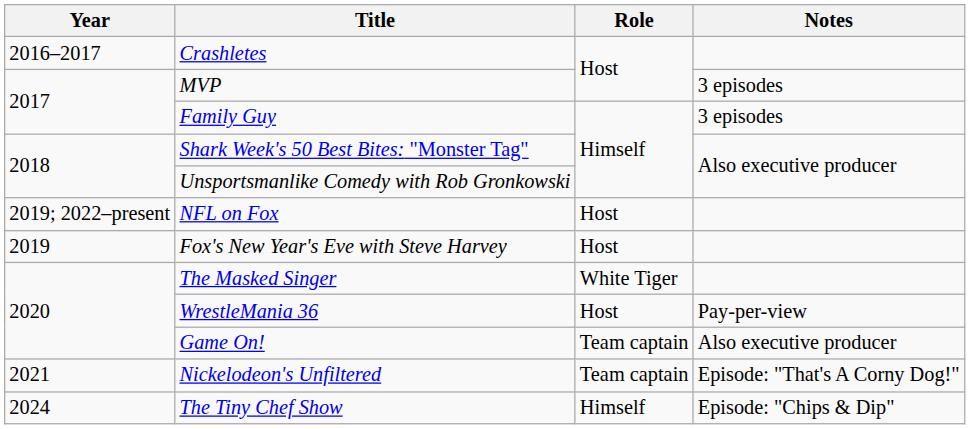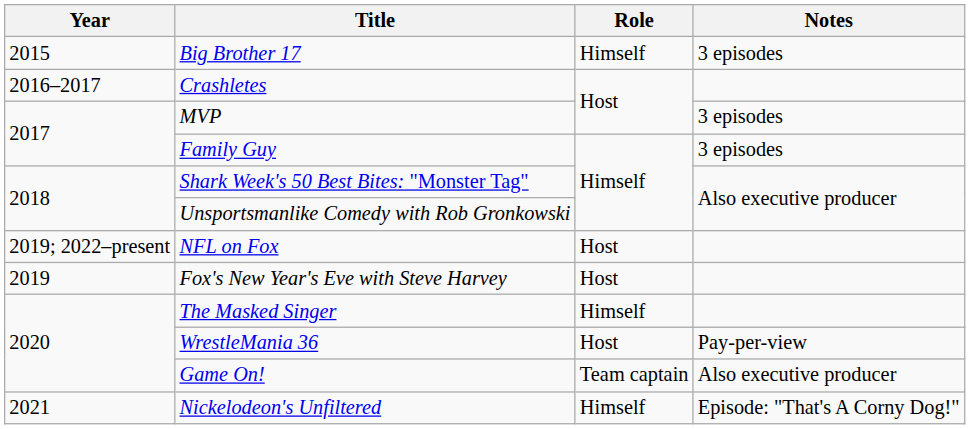+ row: (240, 52)
(629, 278) White Tiger -> (613, 310) Himself
(634, 375) Team captain -> (613, 407) Himself
- row: (261, 407)
